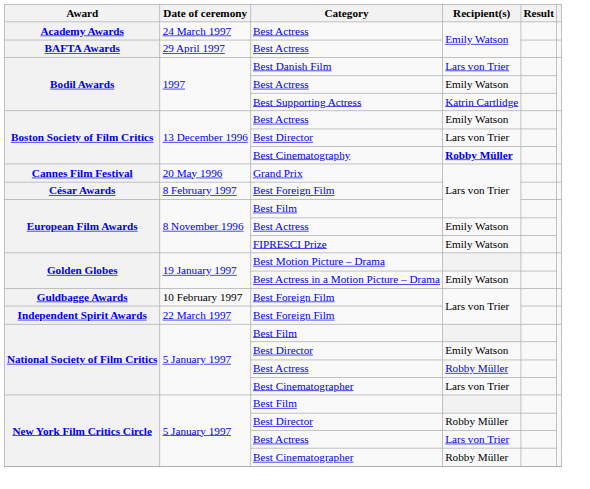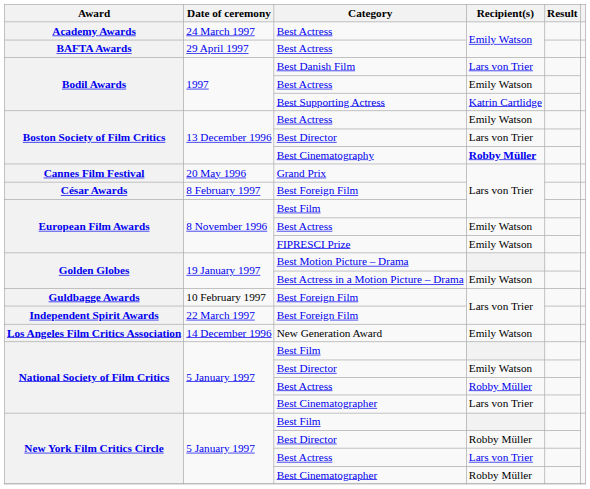+ row: (94, 333)
